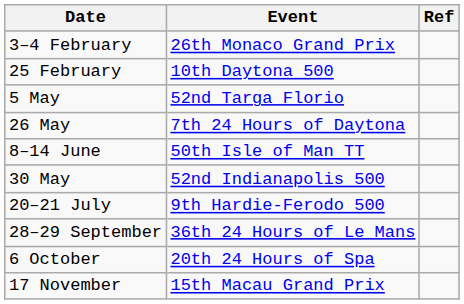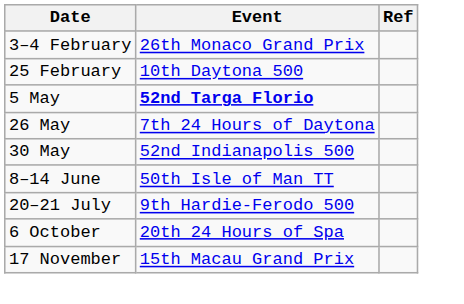(257, 99) normal -> (227, 99) bold
rows swapped: (40, 179) <-> (55, 152)
- row: (86, 233)
